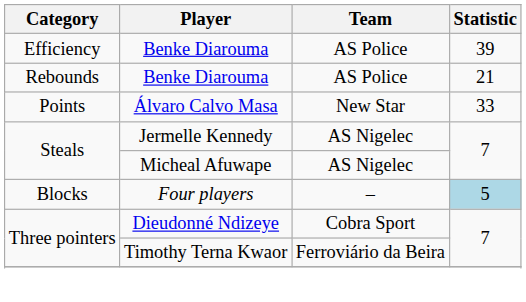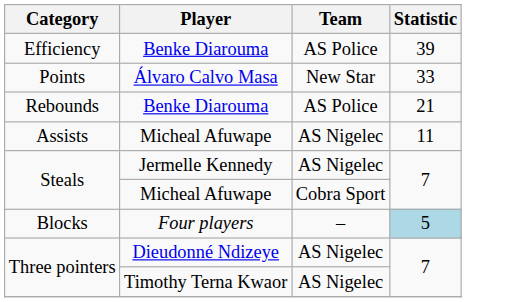rows swapped: (62, 106) <-> (62, 77)
+ row: (62, 135)
(370, 164) AS Nigelec -> (341, 194) Cobra Sport
(370, 223) Cobra Sport -> (341, 252) AS Nigelec
(370, 252) Ferroviário da Beira -> (341, 281) AS Nigelec
